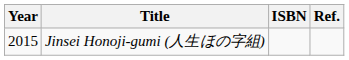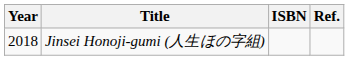(23, 41) 2015 -> (23, 41) 2018
